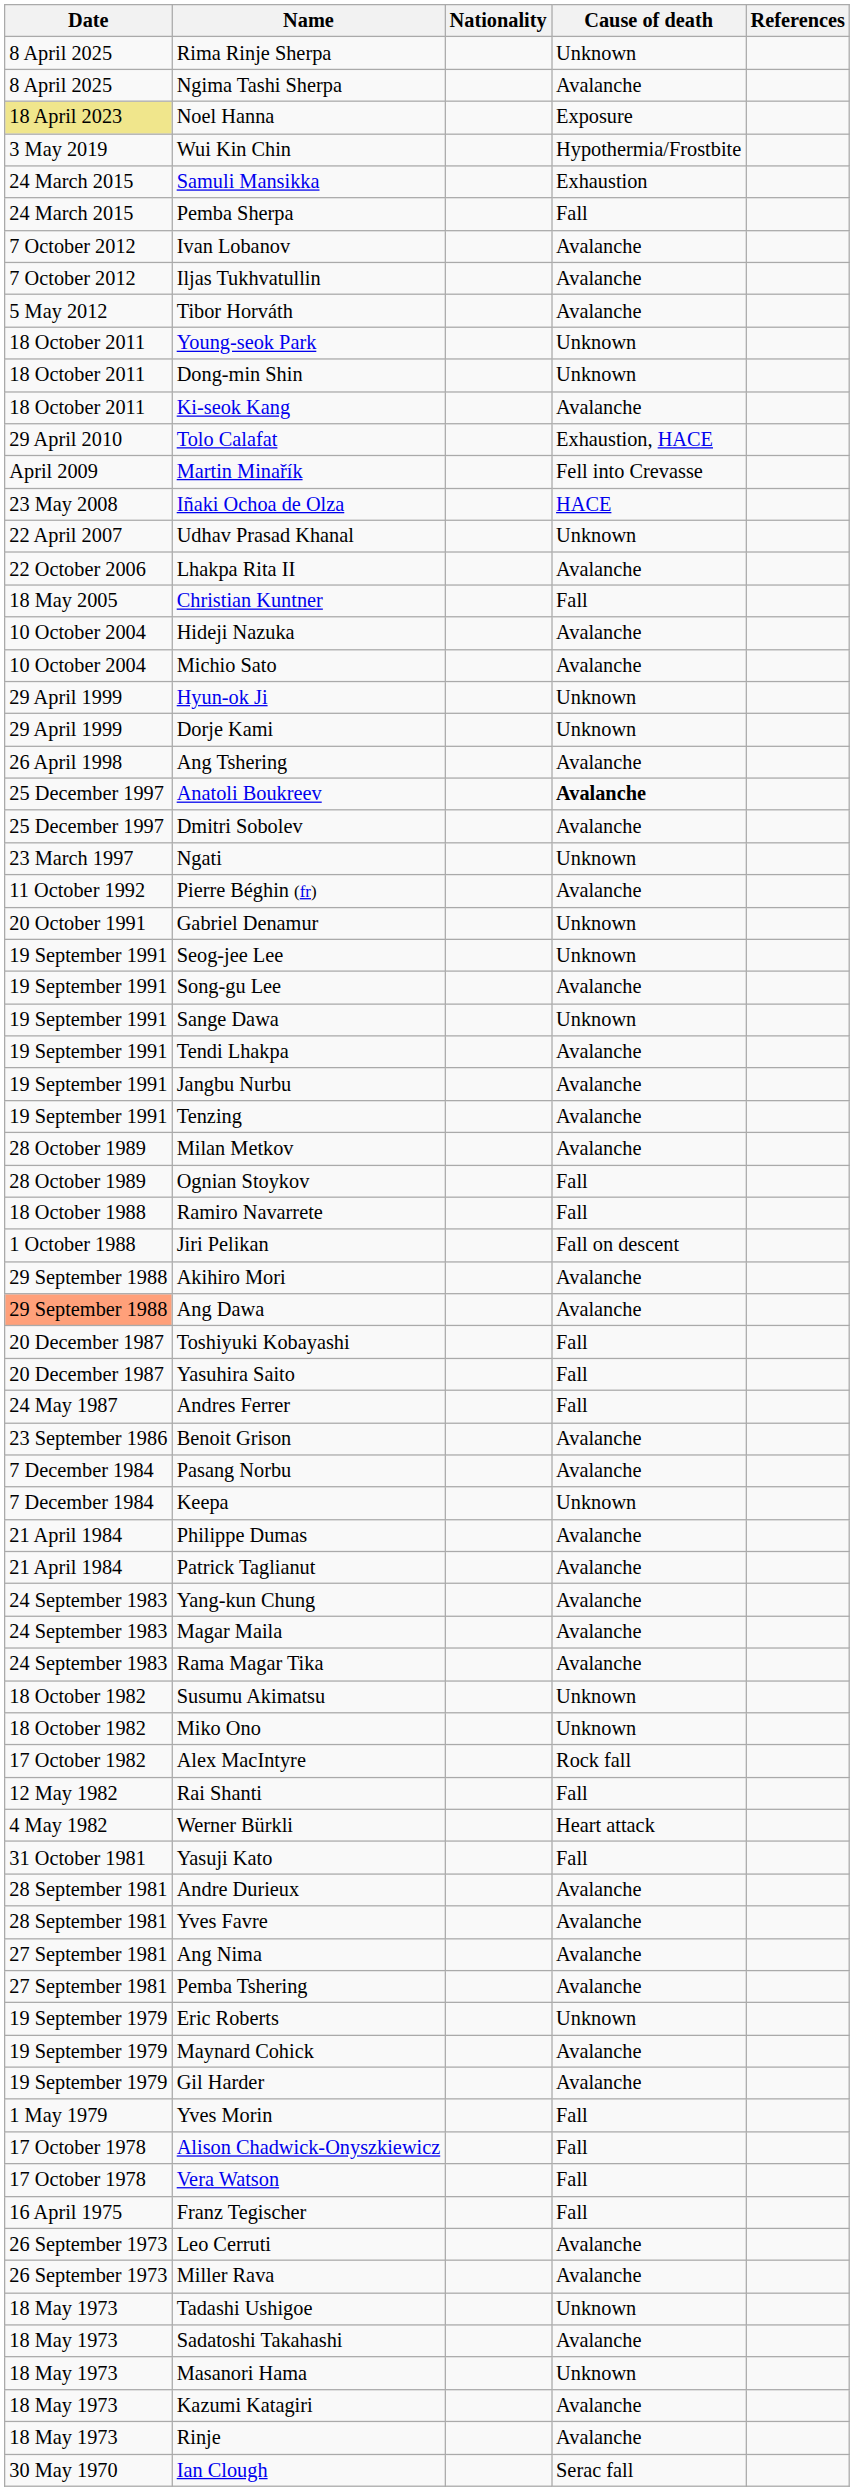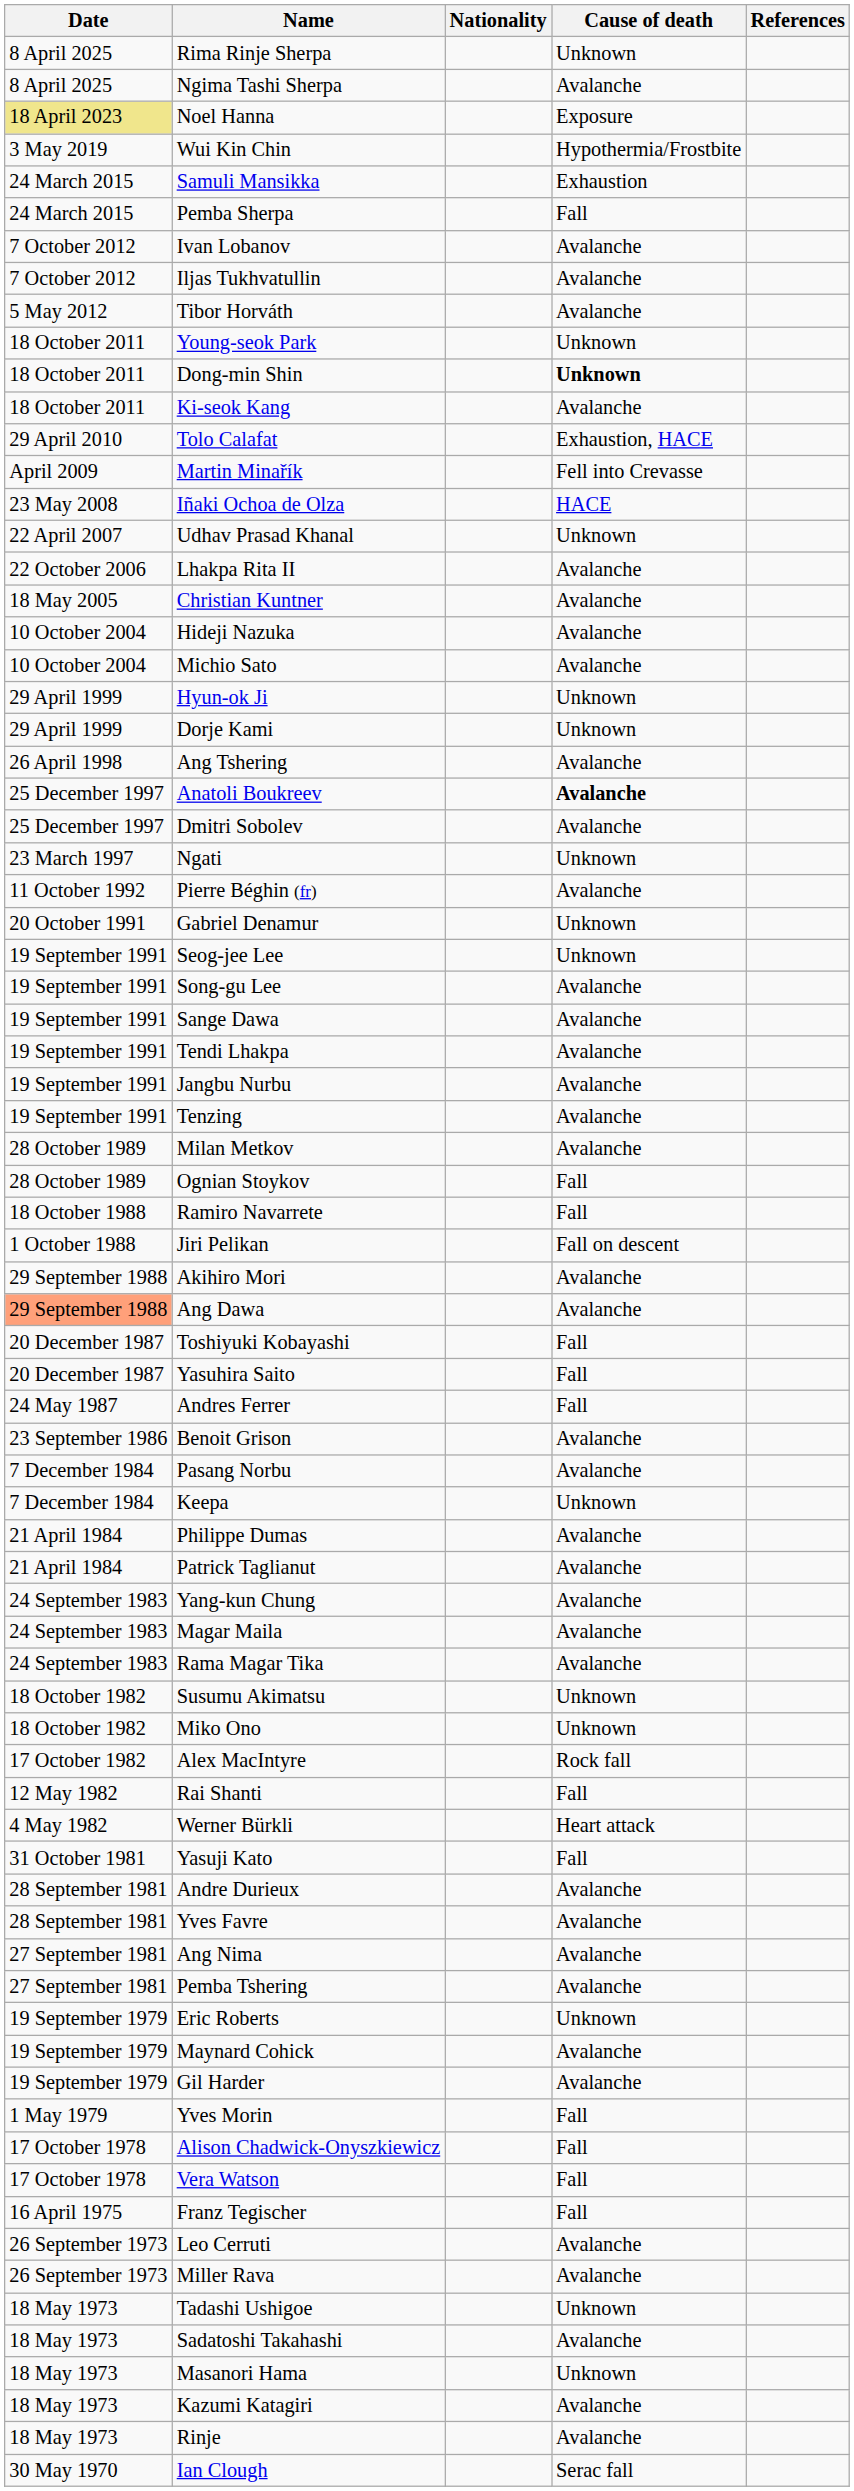(596, 375) normal -> (598, 375) bold
(572, 600) Fall -> (599, 600) Avalanche
(596, 1019) Unknown -> (599, 1019) Avalanche
